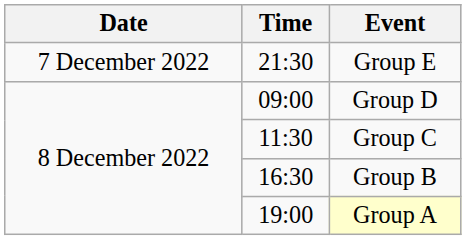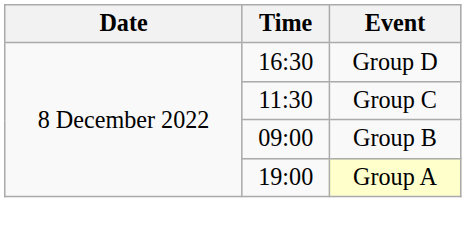- row: (395, 61)
(286, 100) 09:00 -> (286, 61) 16:30
(286, 176) 16:30 -> (286, 138) 09:00
